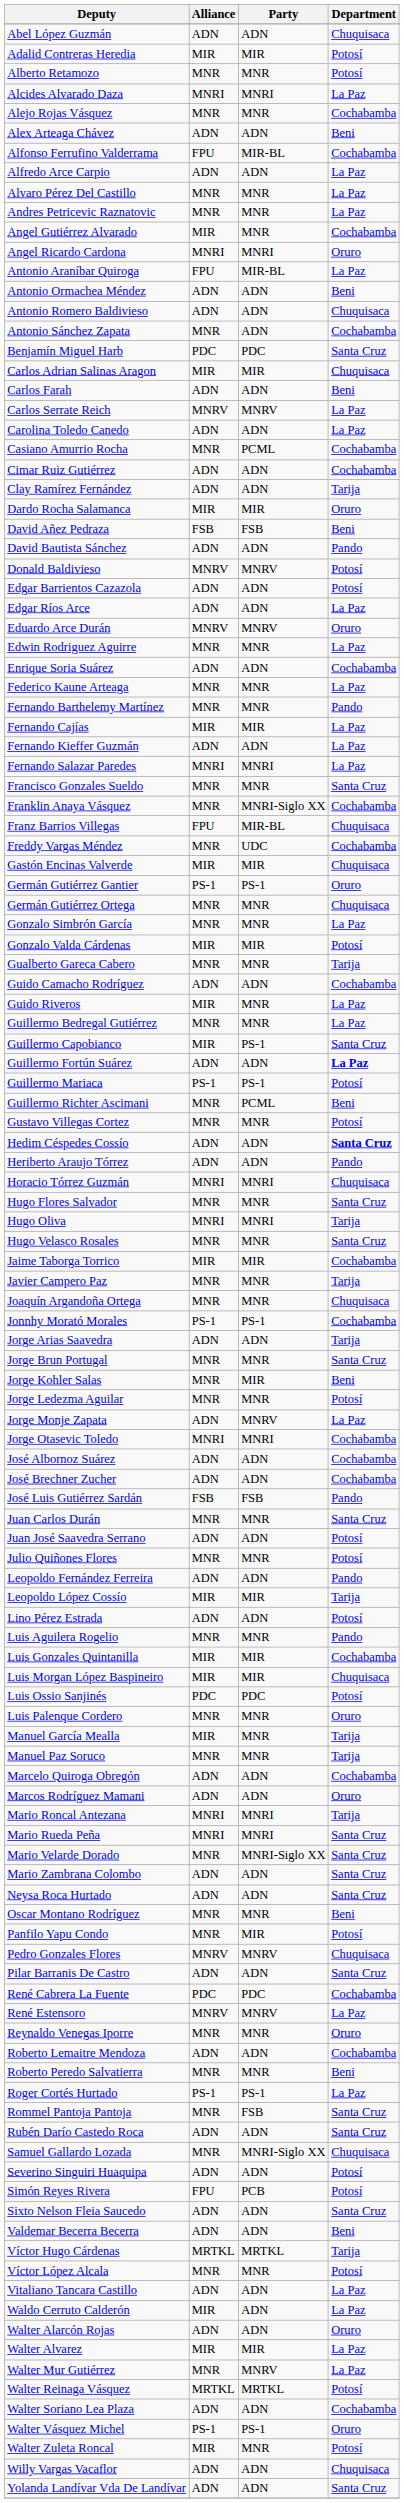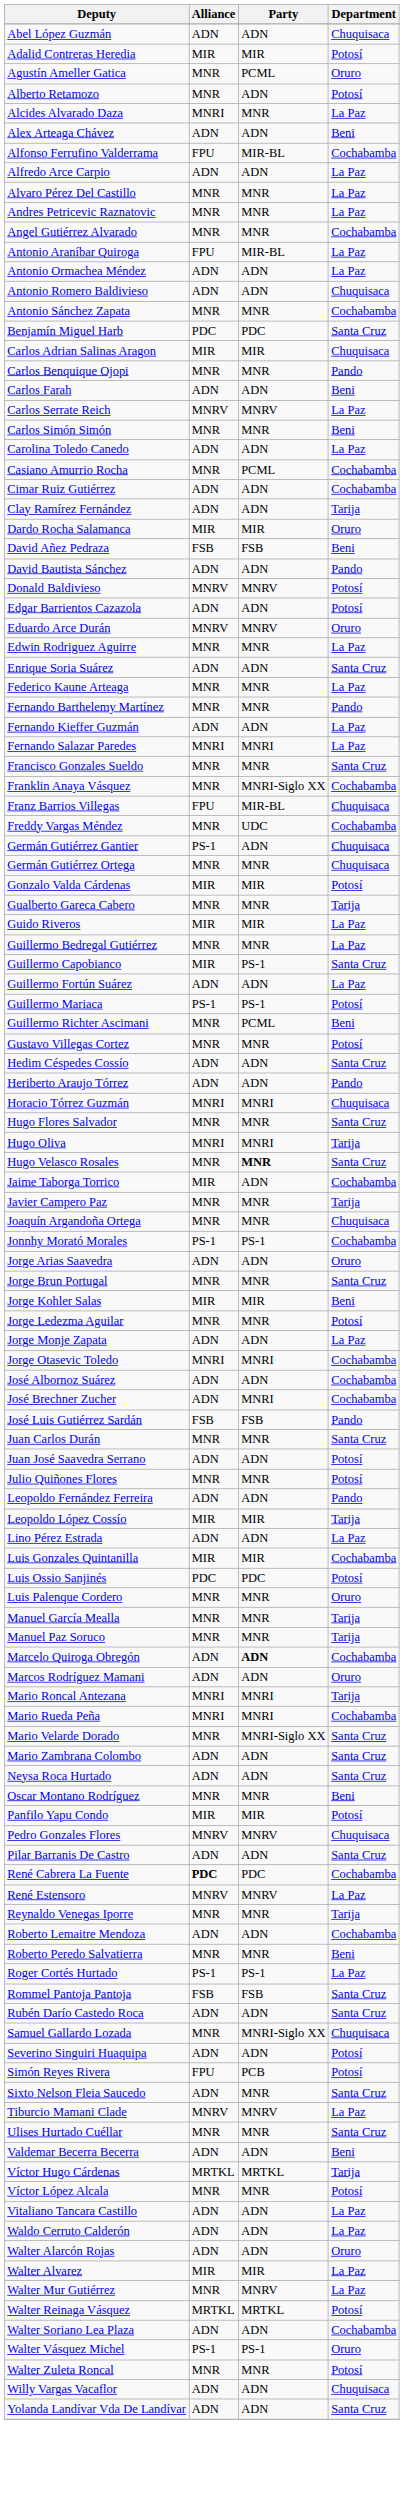+ row: (67, 73)
(255, 73) MNR -> (255, 93) ADN
(257, 93) MNRI -> (255, 113) MNR
- row: (60, 113)
(204, 232) MIR -> (206, 232) MNR
- row: (67, 251)
(343, 291) Beni -> (348, 271) La Paz
(255, 331) ADN -> (255, 311) MNR
+ row: (68, 370)
+ row: (59, 430)
- row: (49, 608)
(364, 667) Cochabamba -> (359, 667) Santa Cruz
- row: (48, 726)
- row: (70, 865)
(253, 885) PS-1 -> (255, 845) ADN
(346, 885) Oruro -> (360, 845) Chuquisaca
- row: (70, 924)
- row: (76, 984)
(255, 1004) MNR -> (253, 924) MIR
(350, 1063) bold -> (348, 984) normal
(362, 1142) bold -> (359, 1063) normal
(255, 1241) normal -> (256, 1162) bold
(253, 1261) MIR -> (255, 1182) ADN
(346, 1340) Tarija -> (346, 1261) Oruro
(206, 1380) MNR -> (204, 1300) MIR
(259, 1419) MNRV -> (255, 1340) ADN
(255, 1479) ADN -> (257, 1399) MNRI
(347, 1617) Potosí -> (348, 1538) La Paz
- row: (63, 1637)
- row: (85, 1676)
(204, 1736) MIR -> (206, 1617) MNR
(255, 1775) normal -> (255, 1657) bold
(359, 1835) Santa Cruz -> (364, 1716) Cochabamba
(206, 1934) MNR -> (204, 1815) MIR
(204, 1993) normal -> (205, 1874) bold
(346, 2033) Oruro -> (346, 1914) Tarija
(206, 2112) MNR -> (203, 1993) FSB
(255, 2211) ADN -> (255, 2092) MNR
+ row: (67, 2112)
+ row: (65, 2132)
(204, 2310) MIR -> (205, 2231) ADN
(204, 2448) MIR -> (206, 2369) MNR
